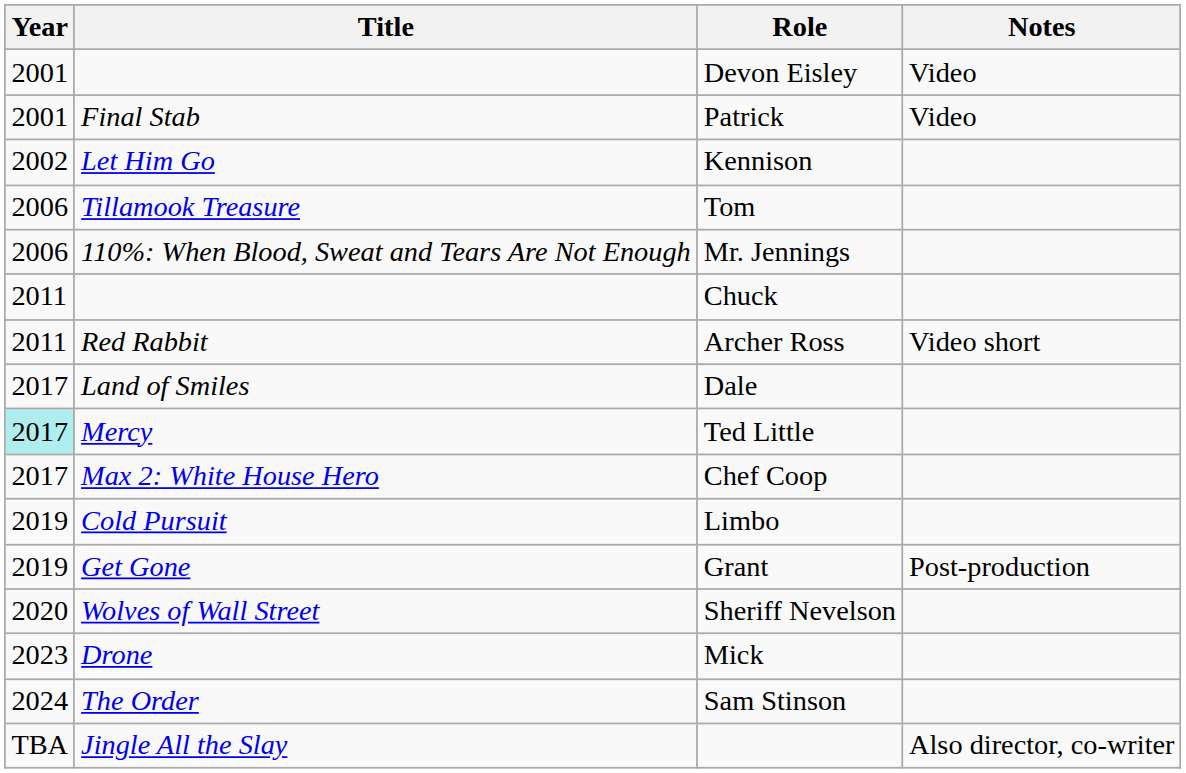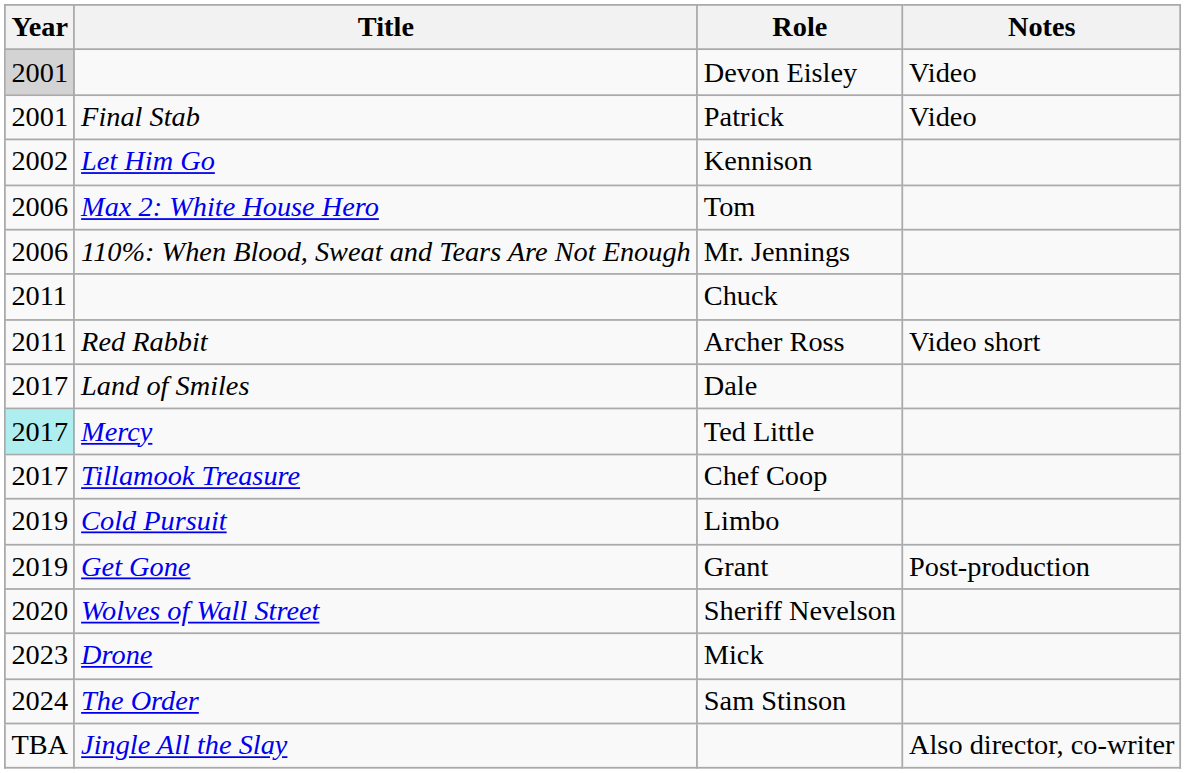(40, 71) no background -> (40, 71) lightgrey background
(191, 206) Tillamook Treasure -> (230, 206) Max 2: White House Hero
(230, 476) Max 2: White House Hero -> (191, 476) Tillamook Treasure
